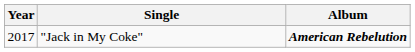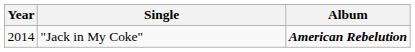(21, 36) 2017 -> (21, 36) 2014
